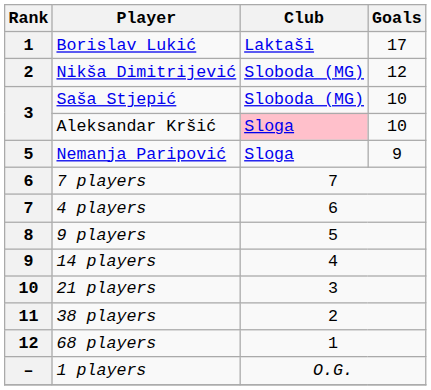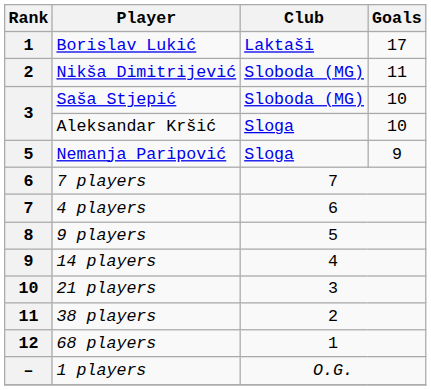(397, 72) 12 -> (397, 72) 11
(269, 127) pink background -> (269, 127) no background
